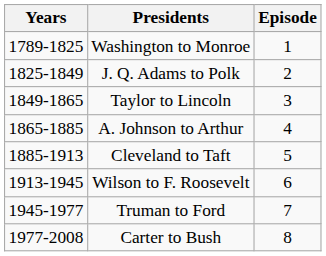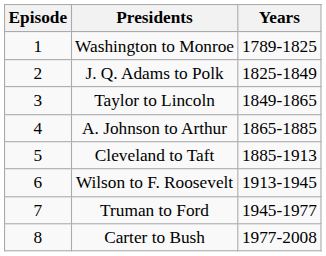columns swapped: (288, 18) <-> (46, 18)
